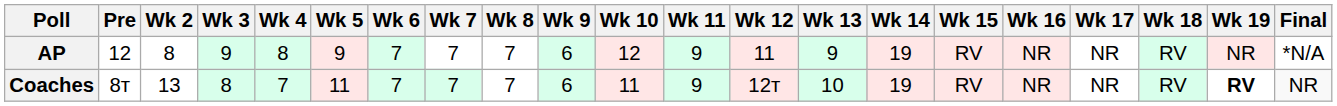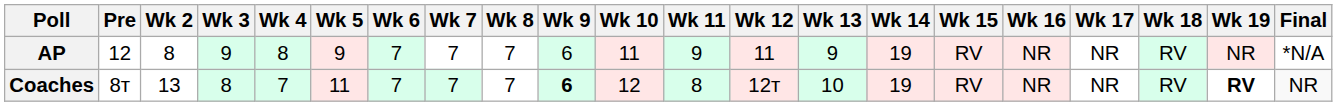(629, 52) 12 -> (629, 52) 11
(567, 85) normal -> (567, 85) bold
(629, 85) 11 -> (629, 85) 12
(697, 85) 9 -> (697, 85) 8
